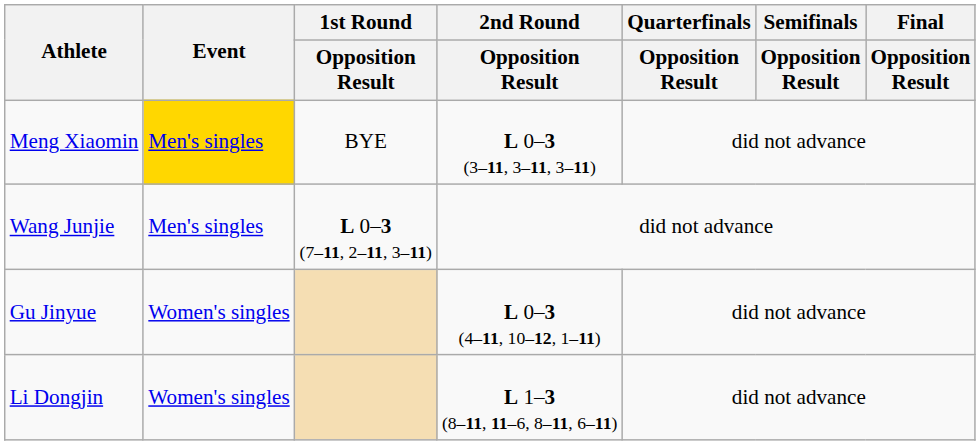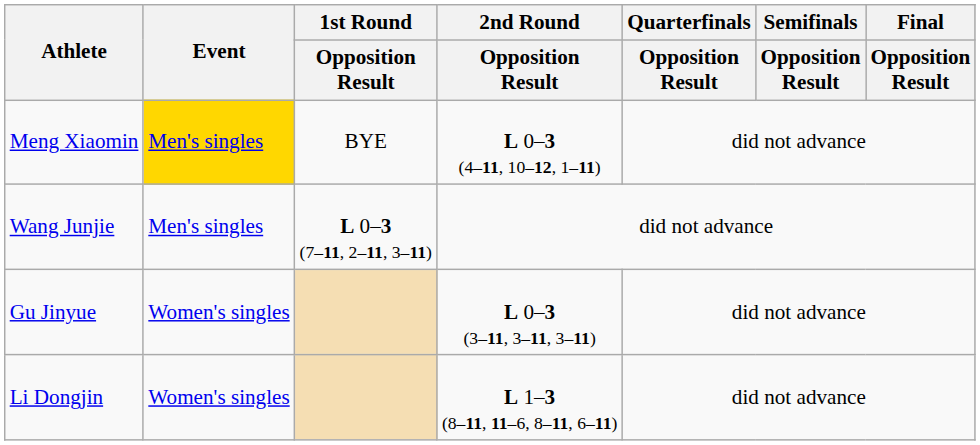(530, 154) L 0–3 (3–11, 3–11, 3–11) -> (530, 154) L 0–3 (4–11, 10–12, 1–11)
(530, 324) L 0–3 (4–11, 10–12, 1–11) -> (530, 324) L 0–3 (3–11, 3–11, 3–11)
